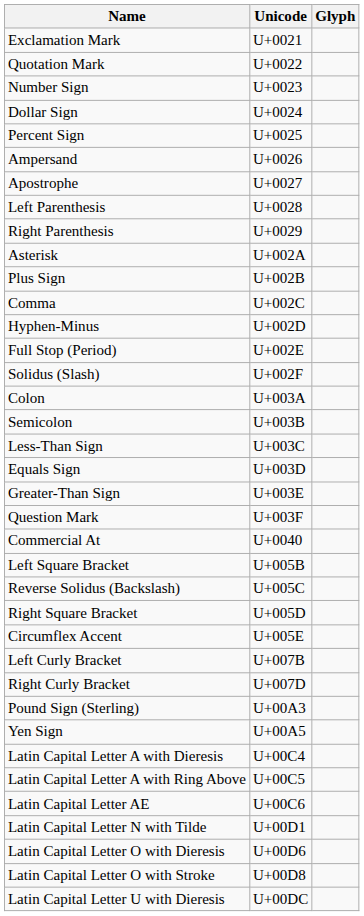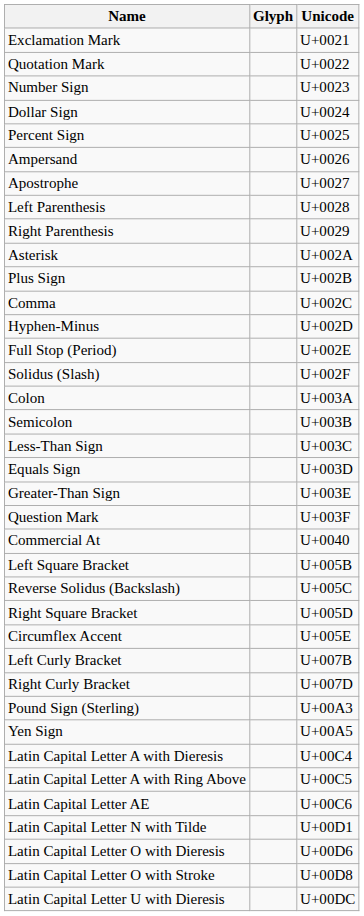columns swapped: (335, 16) <-> (281, 16)
